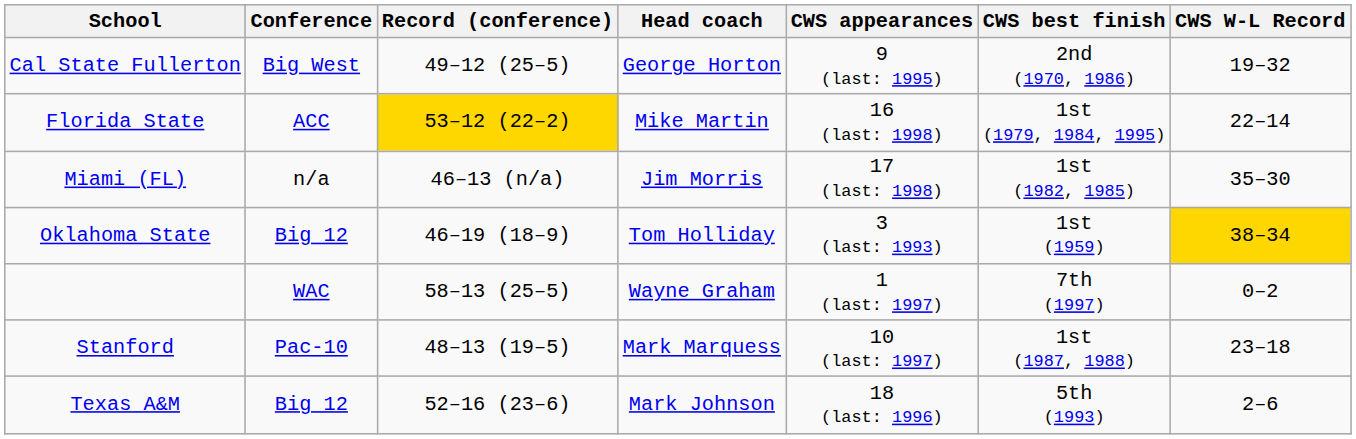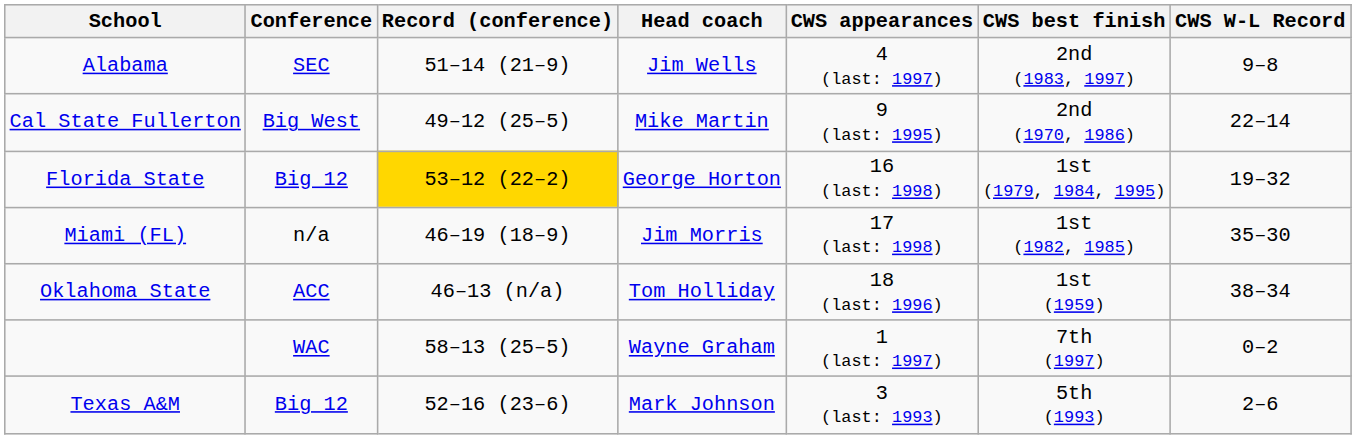+ row: (125, 66)
(702, 66) George Horton -> (702, 123) Mike Martin
(1260, 66) 19–32 -> (1260, 123) 22–14
(311, 123) ACC -> (311, 179) Big 12
(702, 123) Mike Martin -> (702, 179) George Horton
(1260, 123) 22–14 -> (1260, 179) 19–32
(497, 179) 46–13 (n/a) -> (497, 235) 46–19 (18–9)
(311, 235) Big 12 -> (311, 292) ACC
(497, 235) 46–19 (18–9) -> (497, 292) 46–13 (n/a)
(882, 235) 3 (last: 1993) -> (882, 291) 18 (last: 1996)
(1260, 235) gold background -> (1260, 292) no background
- row: (125, 348)
(882, 404) 18 (last: 1996) -> (882, 404) 3 (last: 1993)
